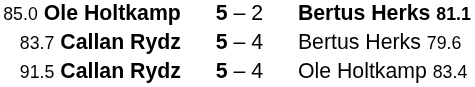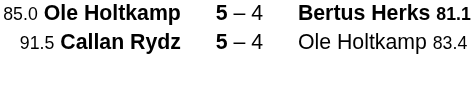(239, 13) 5 – 2 -> (239, 13) 5 – 4
- row: (100, 42)
